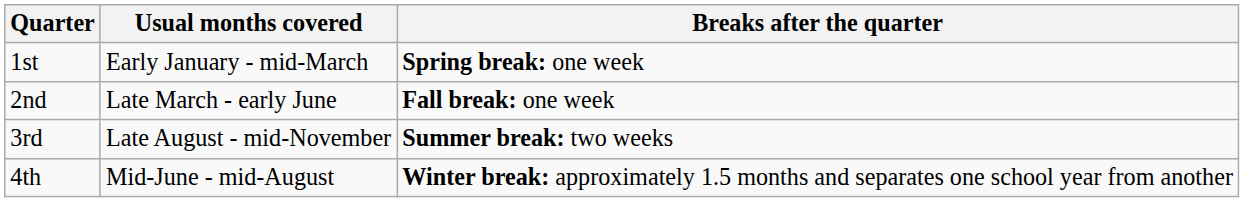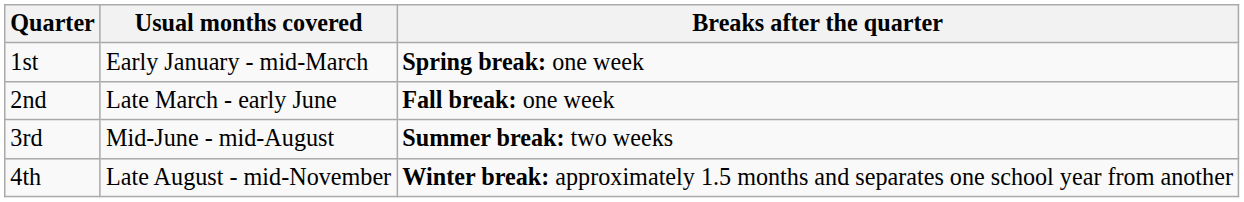(249, 138) Late August - mid-November -> (220, 138) Mid-June - mid-August
(220, 176) Mid-June - mid-August -> (249, 176) Late August - mid-November
